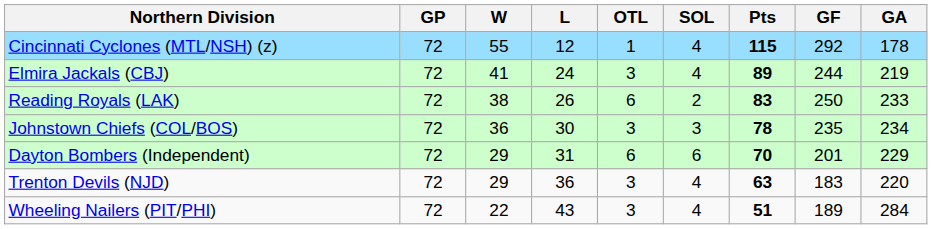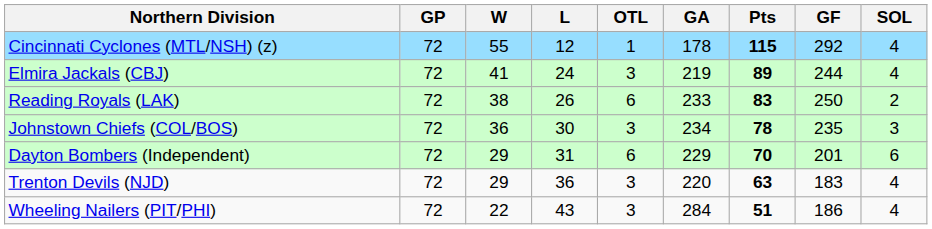columns swapped: (697, 18) <-> (894, 18)
(828, 210) 189 -> (828, 210) 186
